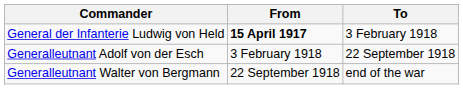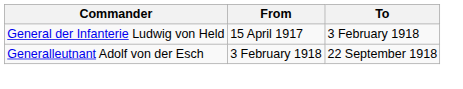(268, 34) bold -> (267, 34) normal
- row: (114, 73)
